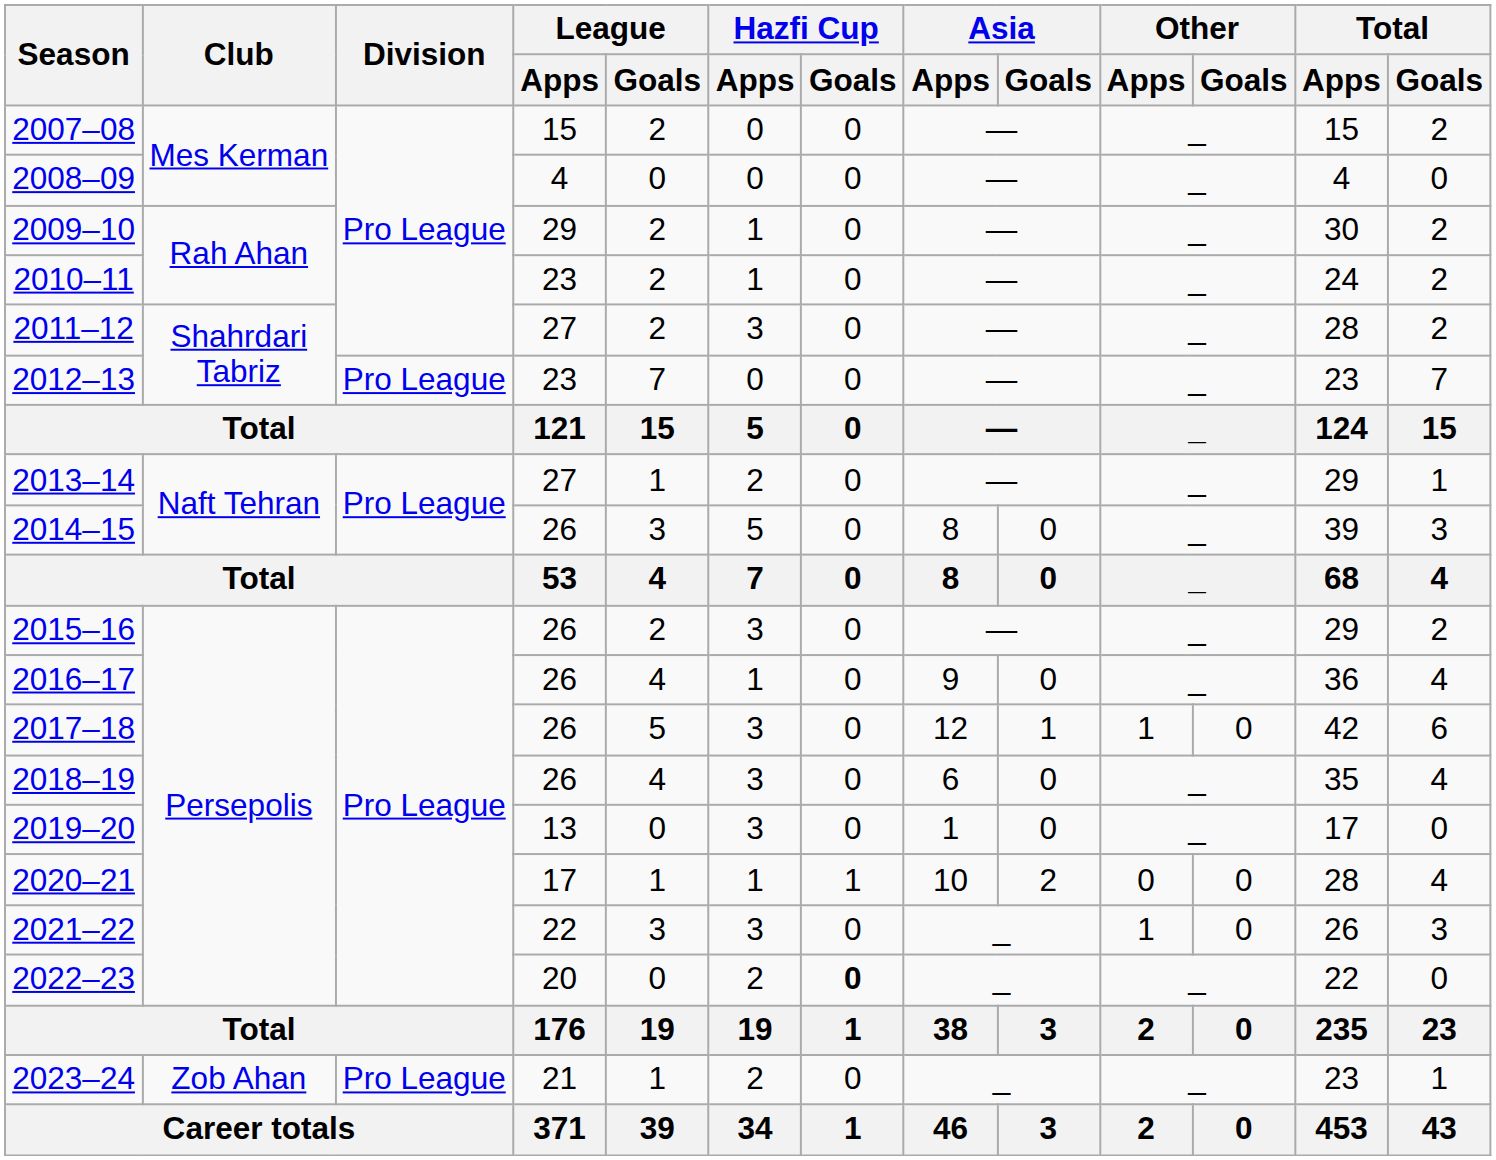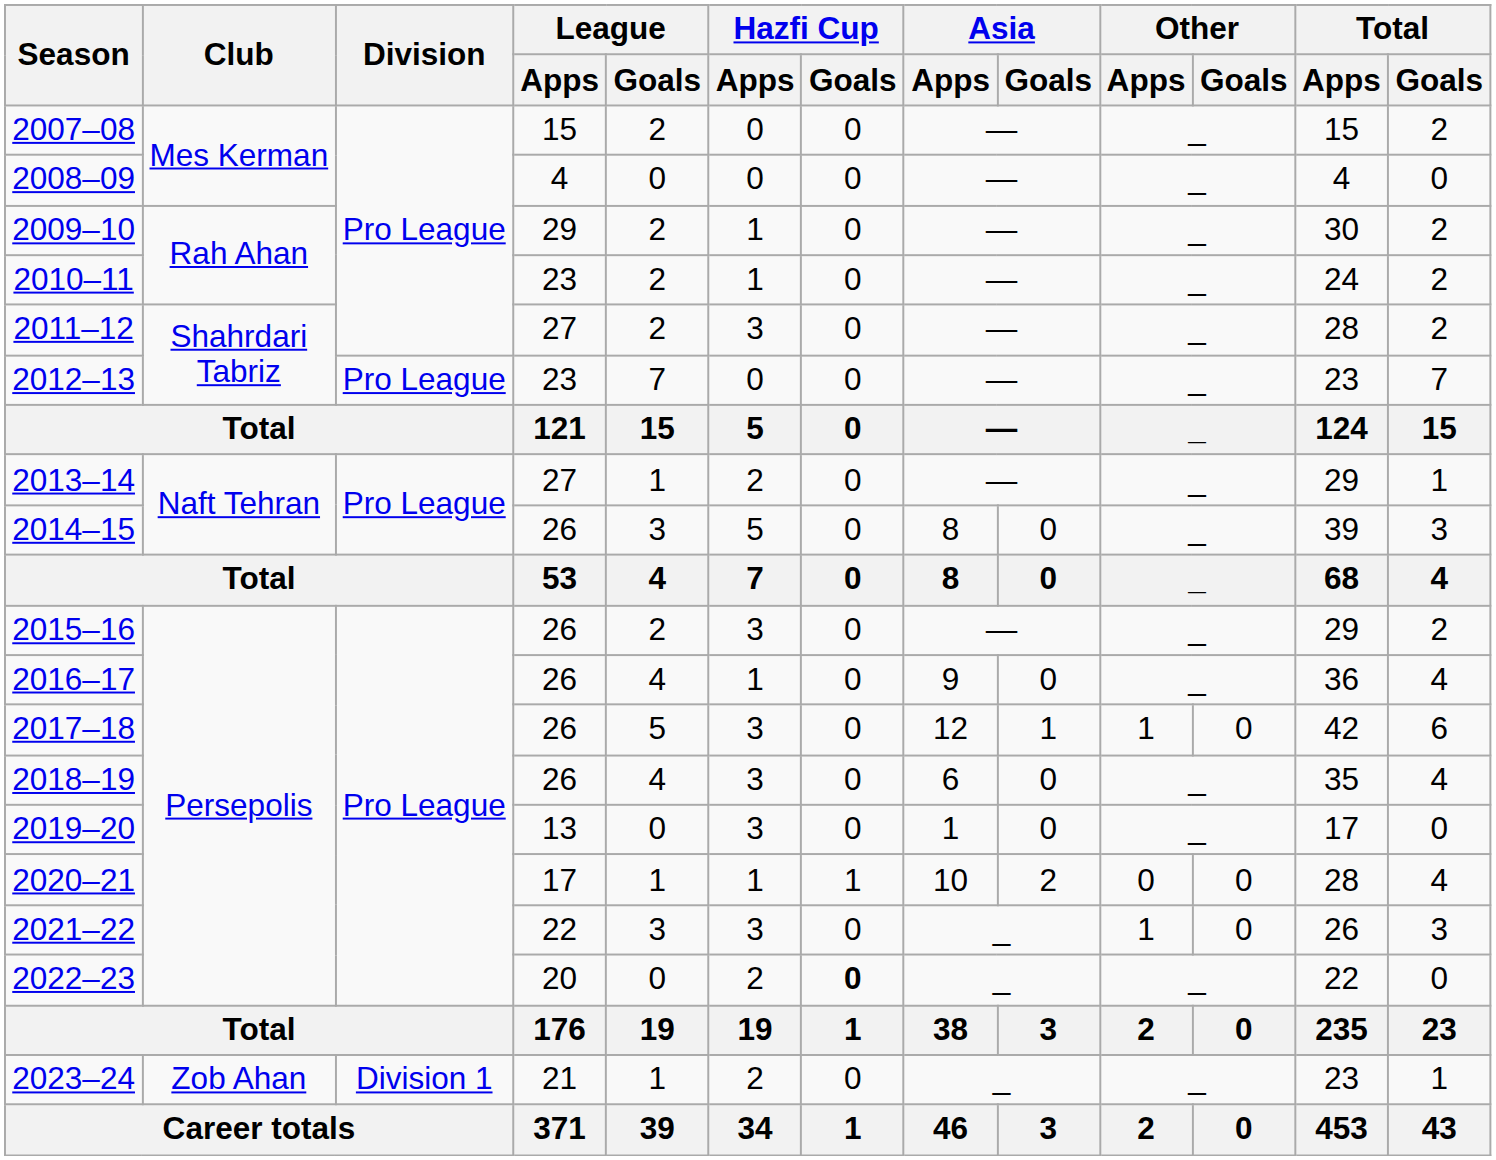(424, 1079) Pro League -> (424, 1079) Division 1
